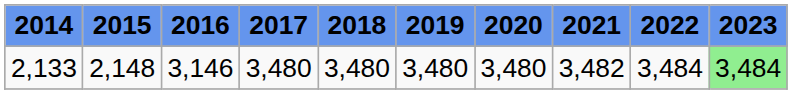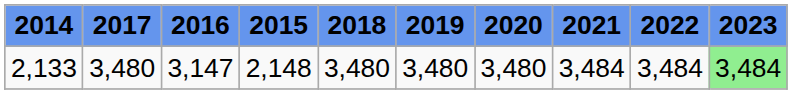columns swapped: (122, 25) <-> (279, 25)
(200, 67) 3,146 -> (200, 67) 3,147
(592, 67) 3,482 -> (592, 67) 3,484
